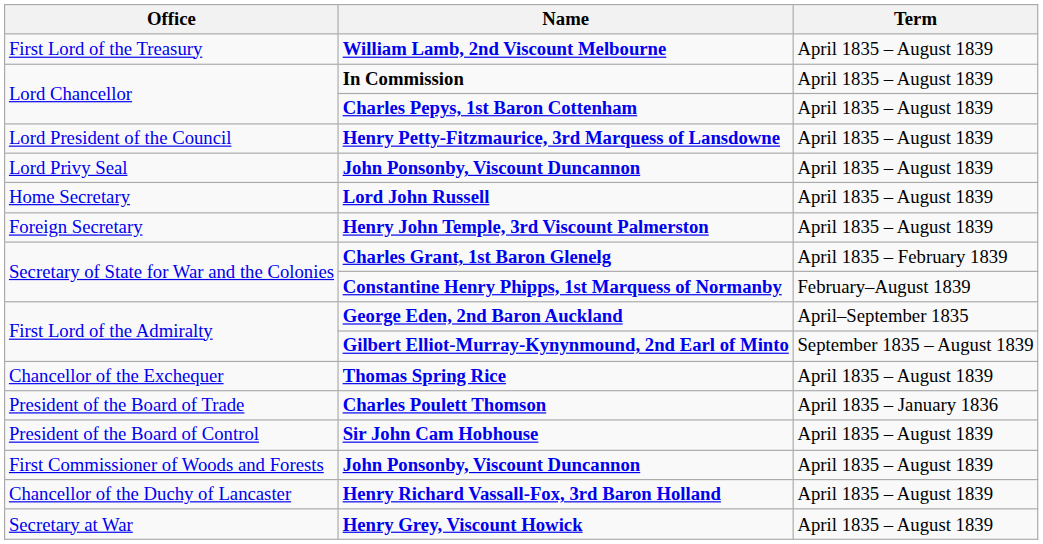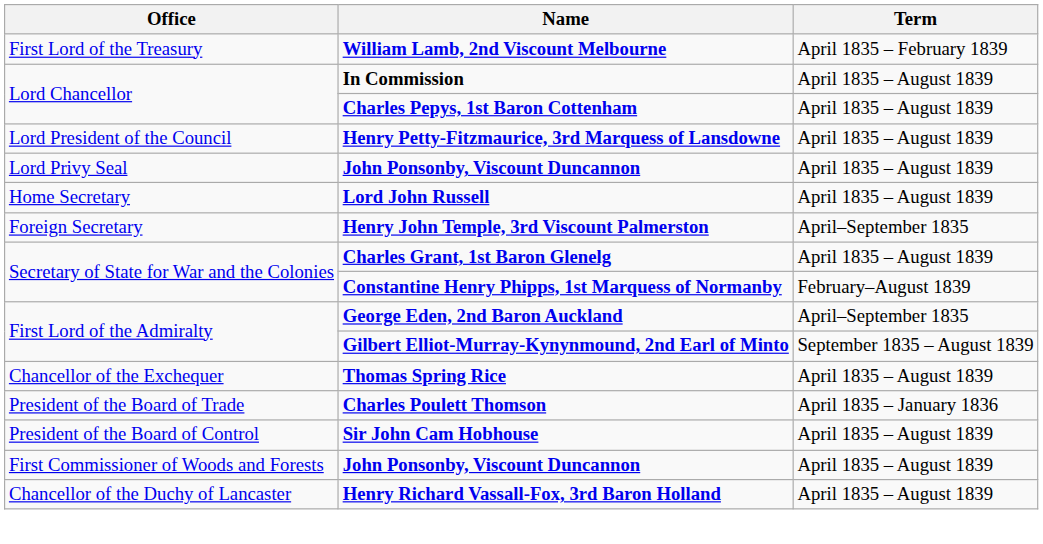(895, 49) April 1835 – August 1839 -> (902, 49) April 1835 – February 1839
(895, 227) April 1835 – August 1839 -> (883, 227) April–September 1835
(902, 256) April 1835 – February 1839 -> (895, 256) April 1835 – August 1839
- row: (71, 524)
